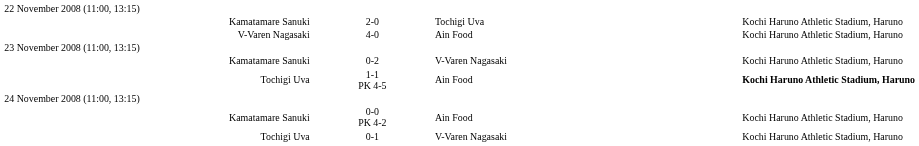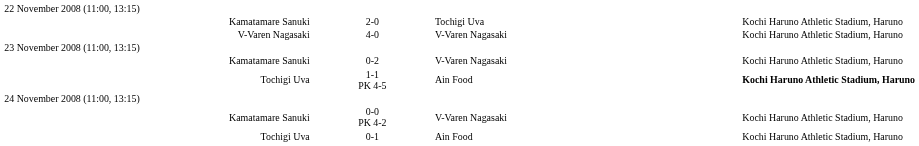(454, 34) Ain Food -> (471, 34) V-Varen Nagasaki
(454, 117) Ain Food -> (471, 117) V-Varen Nagasaki
(471, 136) V-Varen Nagasaki -> (454, 136) Ain Food
